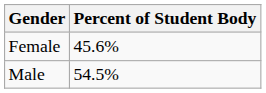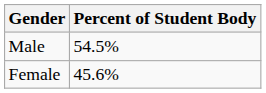rows swapped: (27, 74) <-> (35, 46)
